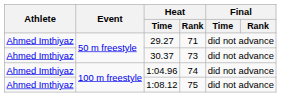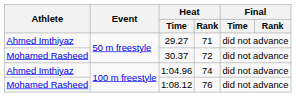(40, 56) Ahmed Imthiyaz -> (47, 56) Mohamed Rasheed
(193, 56) 73 -> (207, 56) 72
(40, 85) Ahmed Imthiyaz -> (47, 85) Mohamed Rasheed
(193, 85) 75 -> (207, 85) 76
